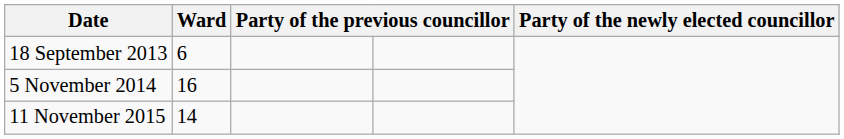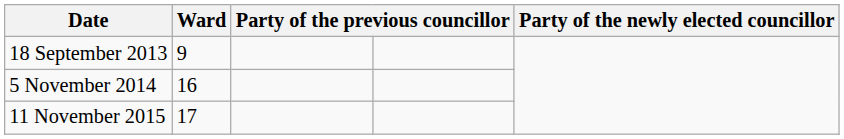(182, 52) 6 -> (182, 52) 9
(187, 117) 14 -> (187, 117) 17
